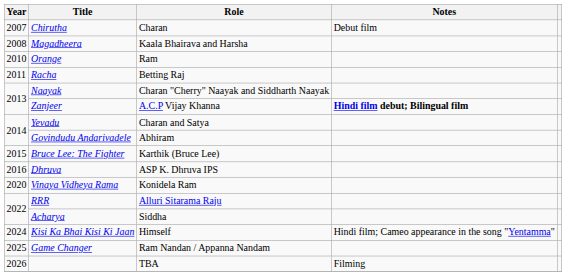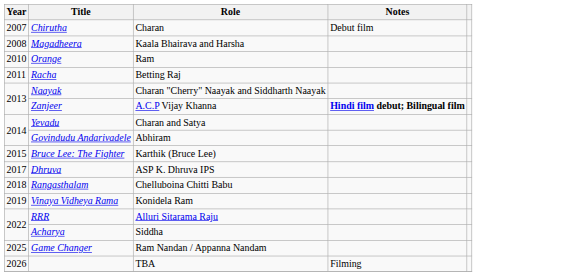(17, 169) 2016 -> (17, 169) 2017
+ row: (60, 185)
(17, 185) 2020 -> (17, 201) 2019
- row: (83, 232)
